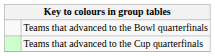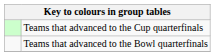rows swapped: (113, 43) <-> (116, 28)
